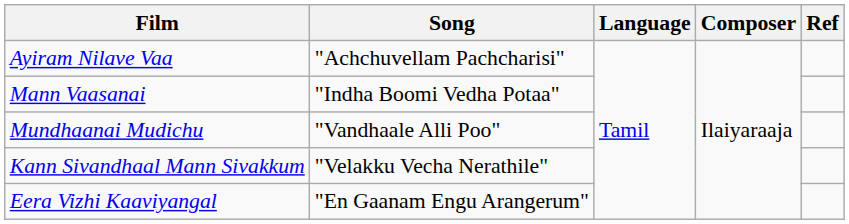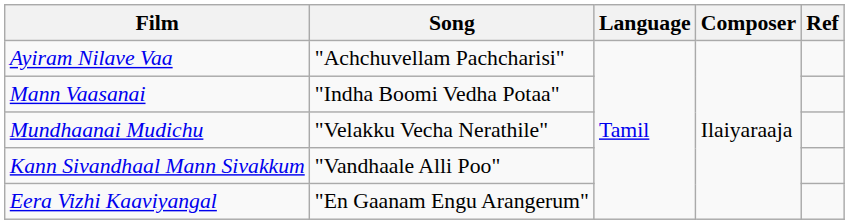(408, 130) "Vandhaale Alli Poo" -> (431, 130) "Velakku Vecha Nerathile"
(431, 165) "Velakku Vecha Nerathile" -> (408, 165) "Vandhaale Alli Poo"
